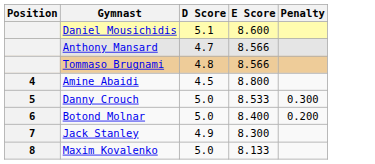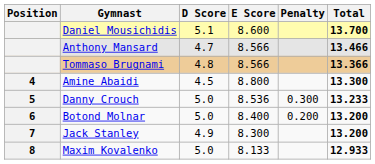+ column: (349, 13)
(253, 99) 8.533 -> (253, 99) 8.536
